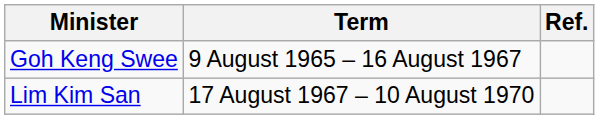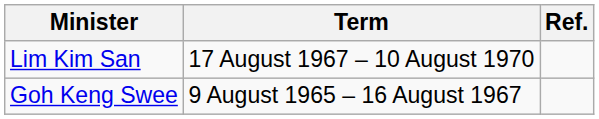rows swapped: (94, 59) <-> (75, 95)
